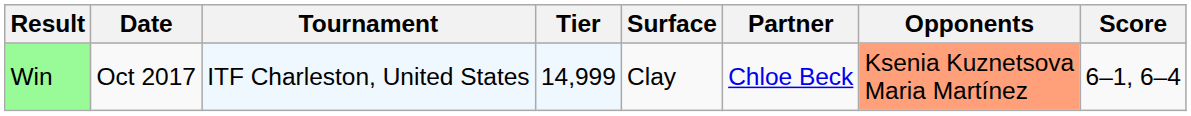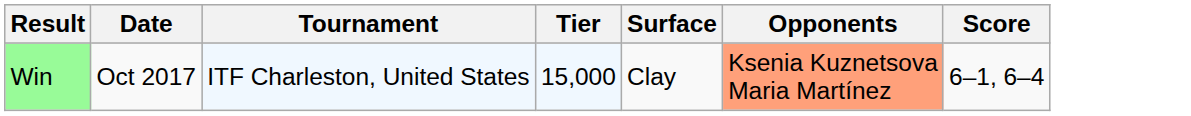- column: (791, 23)
(578, 76) 14,999 -> (578, 76) 15,000
